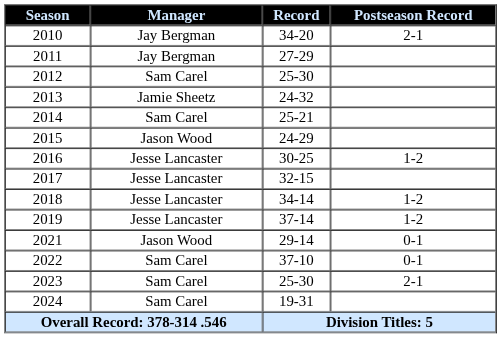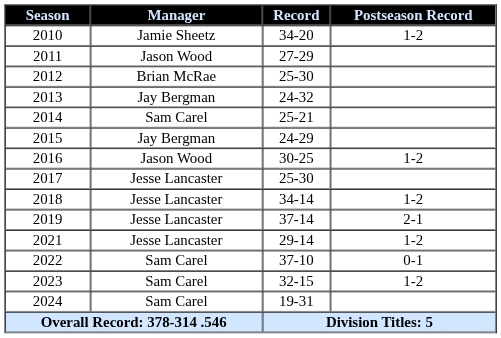(176, 35) Jay Bergman -> (176, 35) Jamie Sheetz
(413, 35) 2-1 -> (413, 35) 1-2
(176, 56) Jay Bergman -> (176, 56) Jason Wood
(176, 76) Sam Carel -> (176, 76) Brian McRae
(176, 97) Jamie Sheetz -> (176, 97) Jay Bergman
(176, 137) Jason Wood -> (176, 137) Jay Bergman
(176, 158) Jesse Lancaster -> (176, 158) Jason Wood
(296, 178) 32-15 -> (296, 178) 25-30
(413, 219) 1-2 -> (413, 219) 2-1
(176, 240) Jason Wood -> (176, 240) Jesse Lancaster
(413, 240) 0-1 -> (413, 240) 1-2
(296, 281) 25-30 -> (296, 281) 32-15
(413, 281) 2-1 -> (413, 281) 1-2
